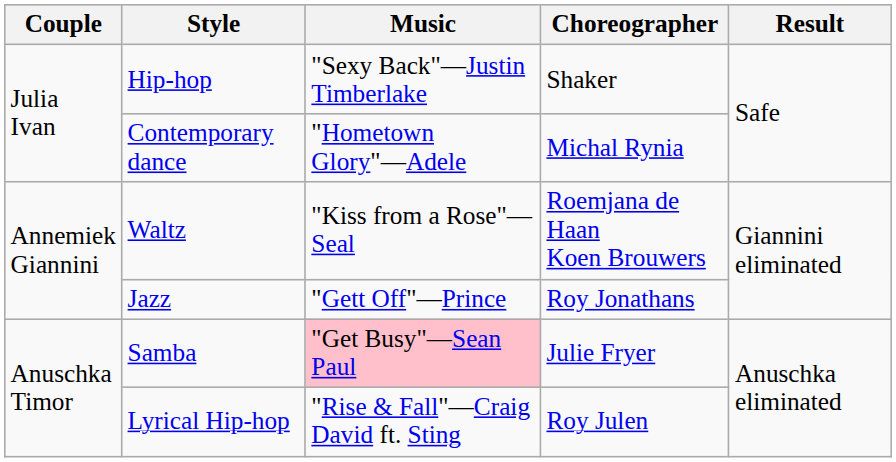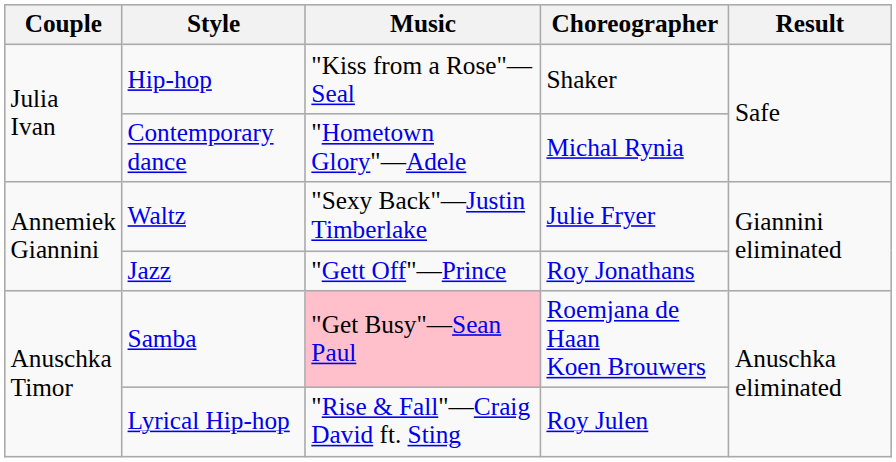(418, 78) "Sexy Back"—Justin Timberlake -> (422, 78) "Kiss from a Rose"—Seal
(422, 230) "Kiss from a Rose"—Seal -> (418, 215) "Sexy Back"—Justin Timberlake
(626, 230) Roemjana de Haan Koen Brouwers -> (601, 215) Julie Fryer
(601, 352) Julie Fryer -> (626, 338) Roemjana de Haan Koen Brouwers
